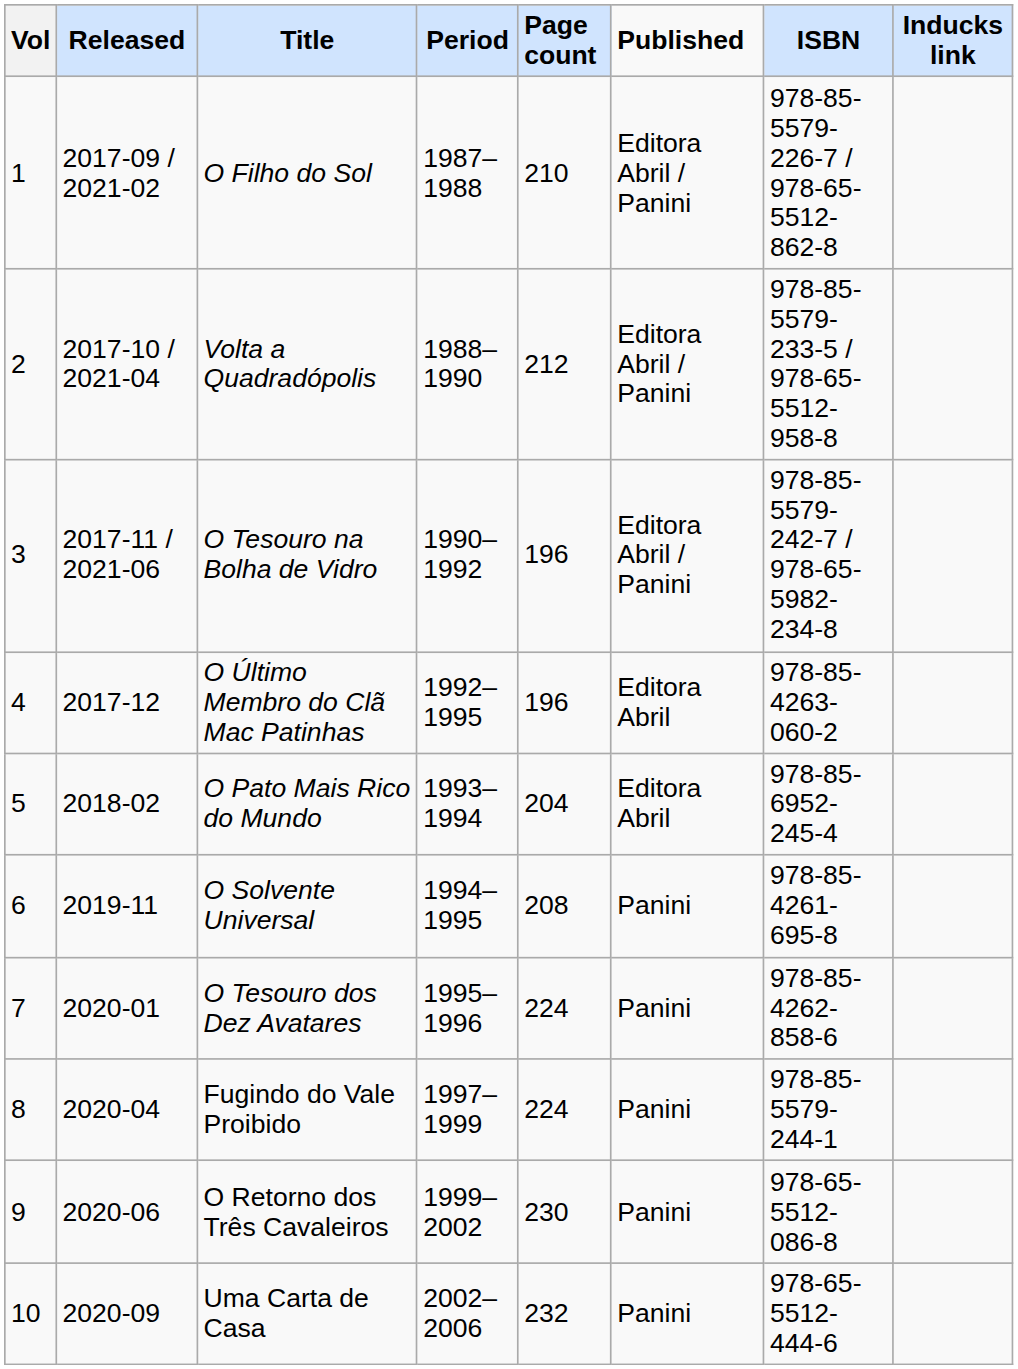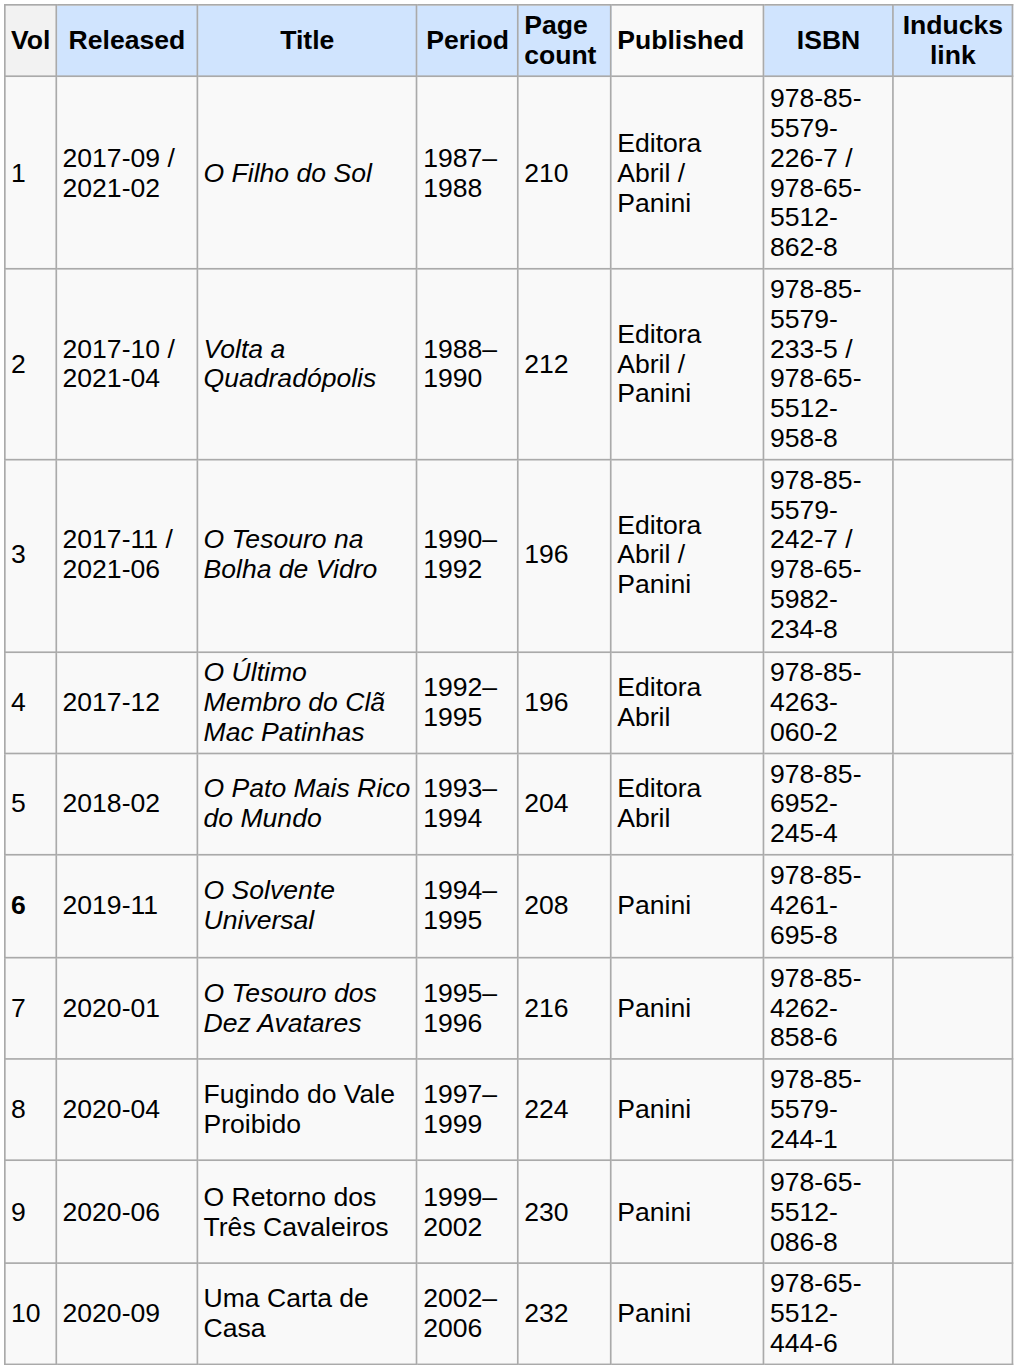(18, 905) normal -> (18, 905) bold
(546, 1007) 224 -> (546, 1007) 216
